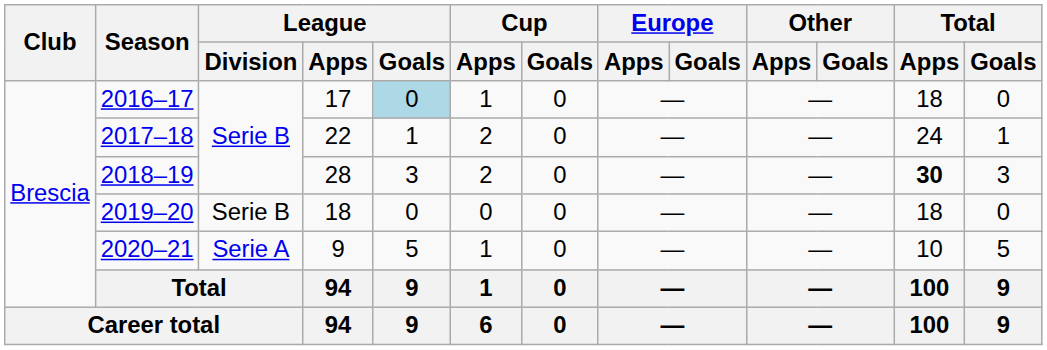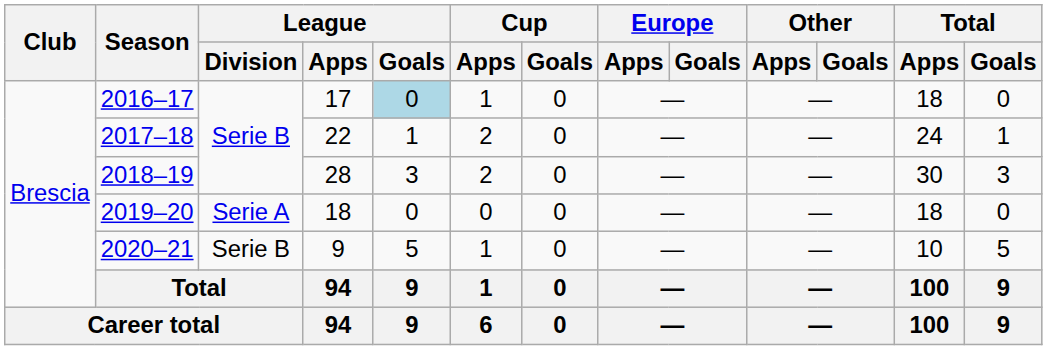(929, 174) bold -> (929, 174) normal
(251, 212) Serie B -> (251, 212) Serie A
(251, 250) Serie A -> (251, 250) Serie B
